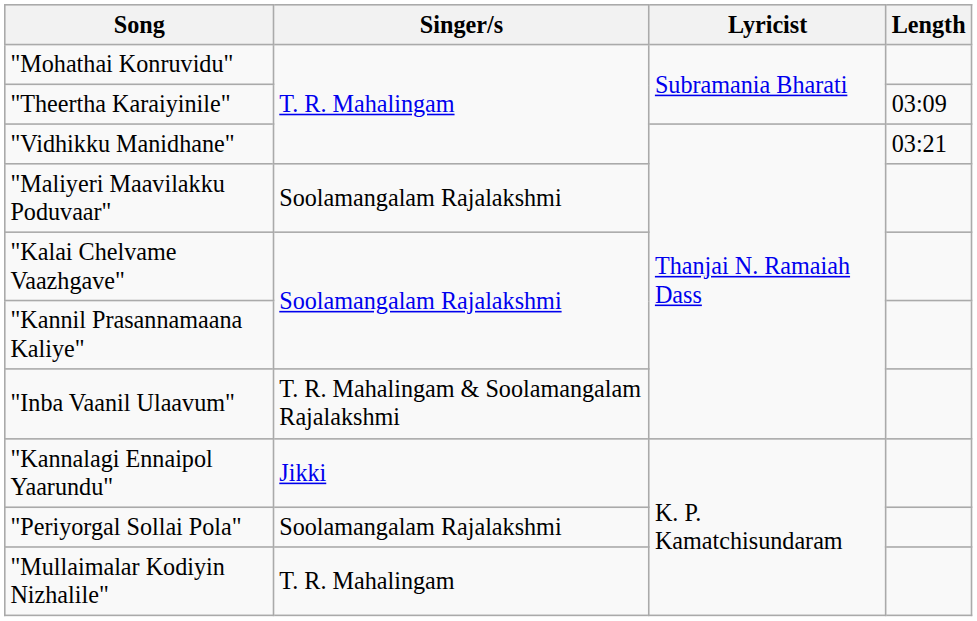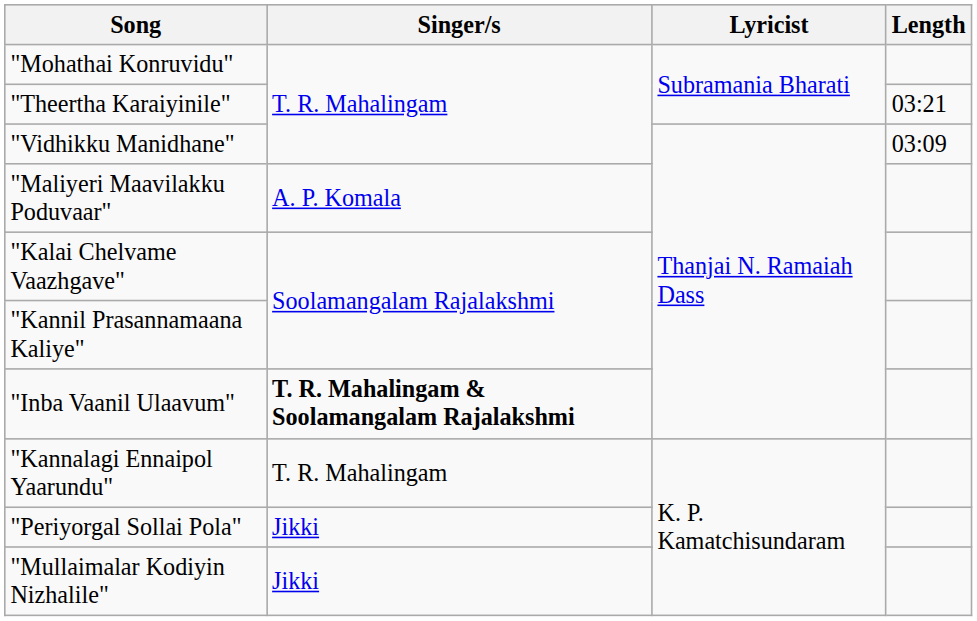(919, 104) 03:09 -> (919, 104) 03:21
(919, 144) 03:21 -> (919, 144) 03:09
(420, 198) Soolamangalam Rajalakshmi -> (337, 198) A. P. Komala
(460, 403) normal -> (423, 403) bold
(303, 472) Jikki -> (360, 472) T. R. Mahalingam
(420, 526) Soolamangalam Rajalakshmi -> (296, 526) Jikki
(367, 580) T. R. Mahalingam -> (296, 580) Jikki
